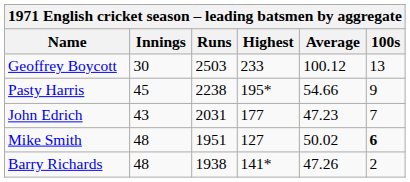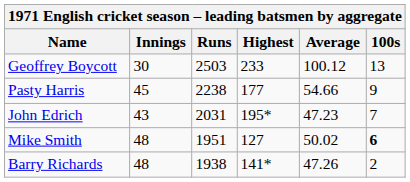(256, 90) 195* -> (252, 90) 177
(252, 115) 177 -> (256, 115) 195*
